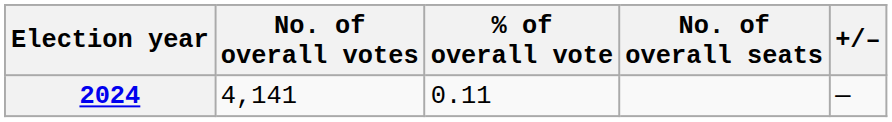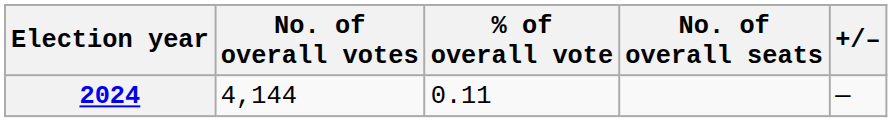(259, 96) 4,141 -> (259, 96) 4,144
